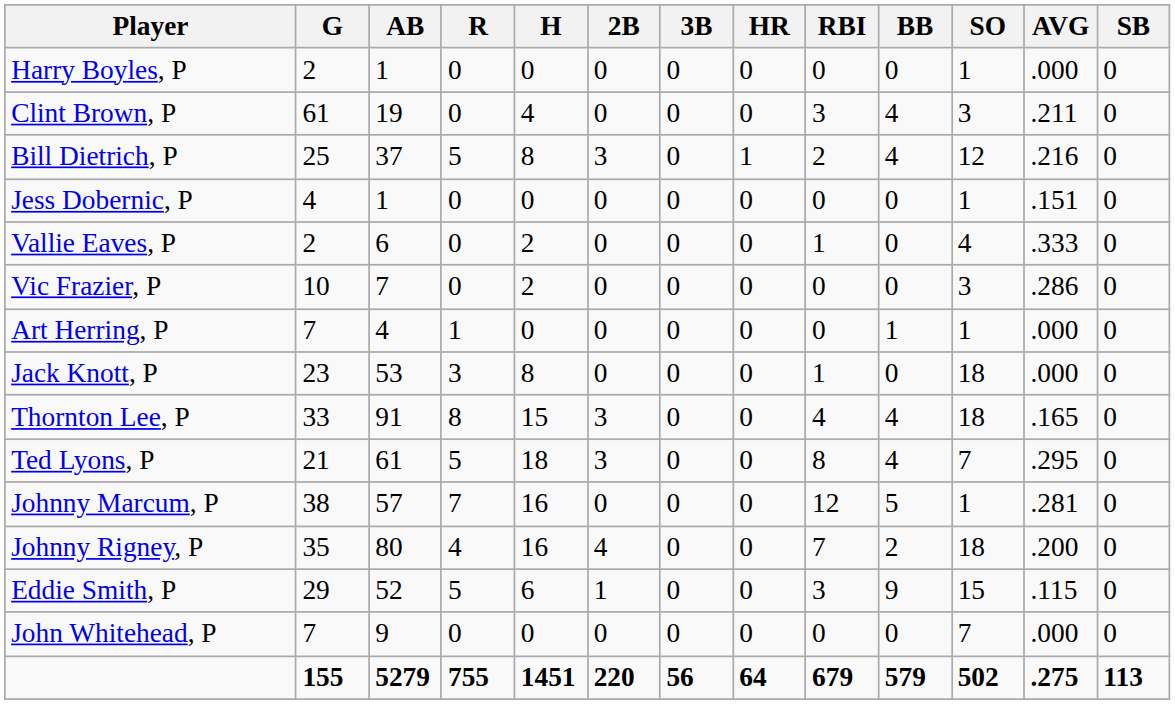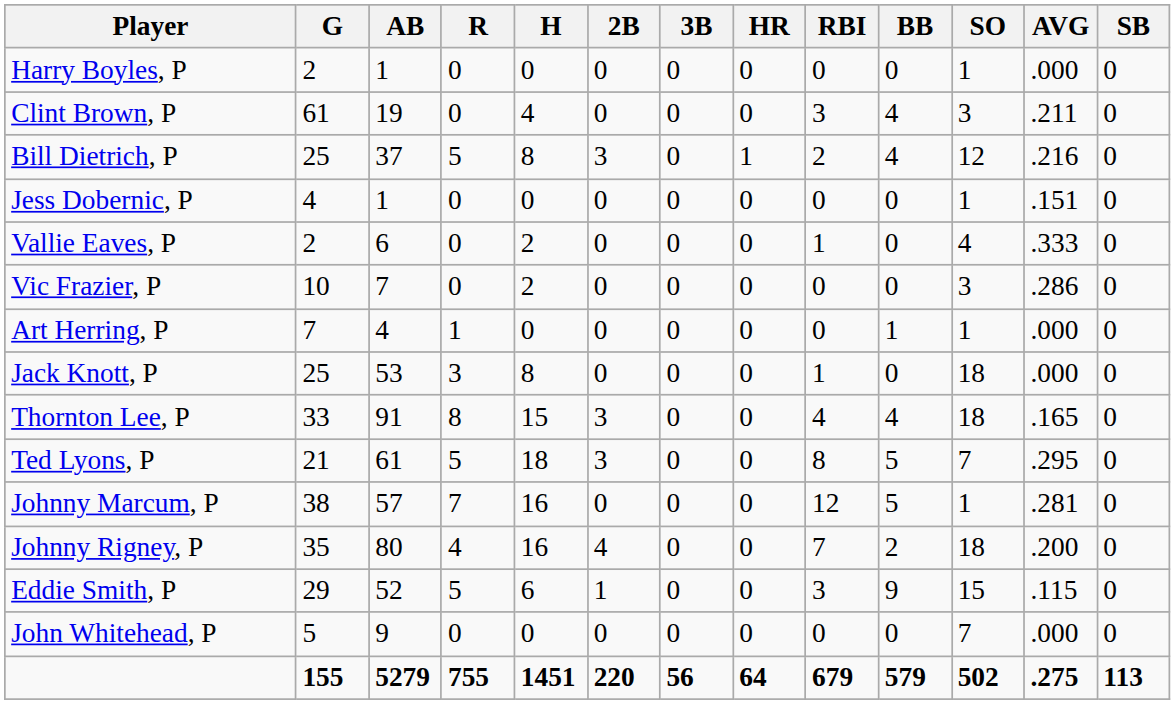(316, 373) 23 -> (316, 373) 25
(892, 460) 4 -> (892, 460) 5
(309, 633) 7 -> (309, 633) 5
